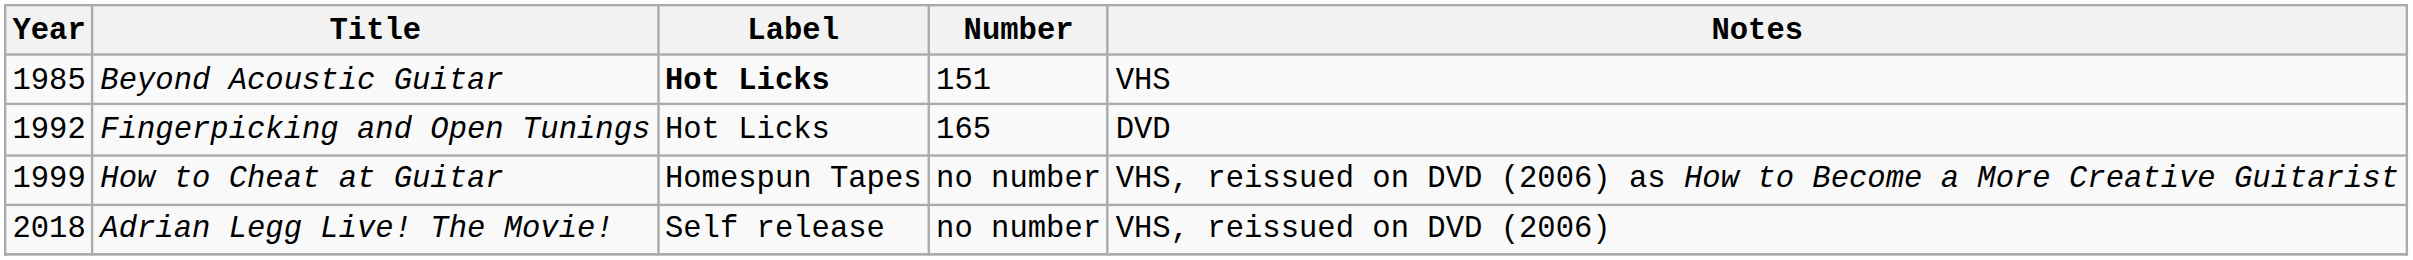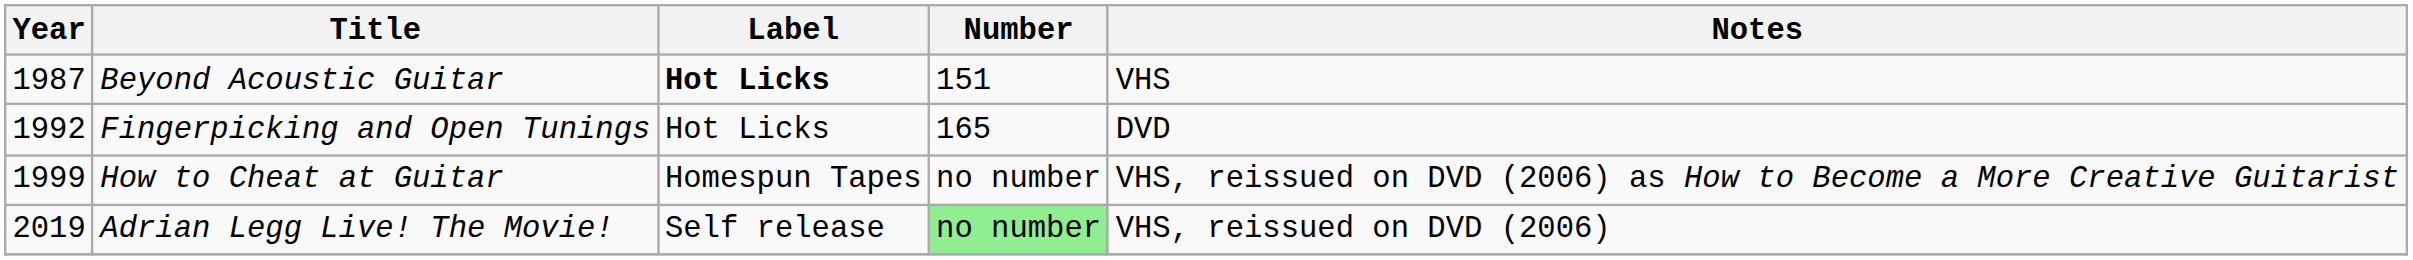(49, 80) 1985 -> (49, 80) 1987
(49, 229) 2018 -> (49, 229) 2019
(1019, 229) no background -> (1019, 229) lightgreen background
